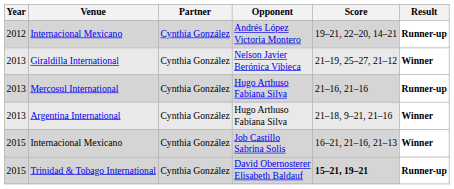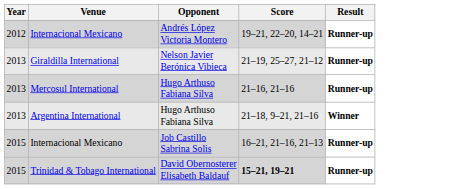- column: (195, 12)
(417, 61) Winner -> (350, 61) Runner-up
(417, 143) Winner -> (350, 143) Runner-up
